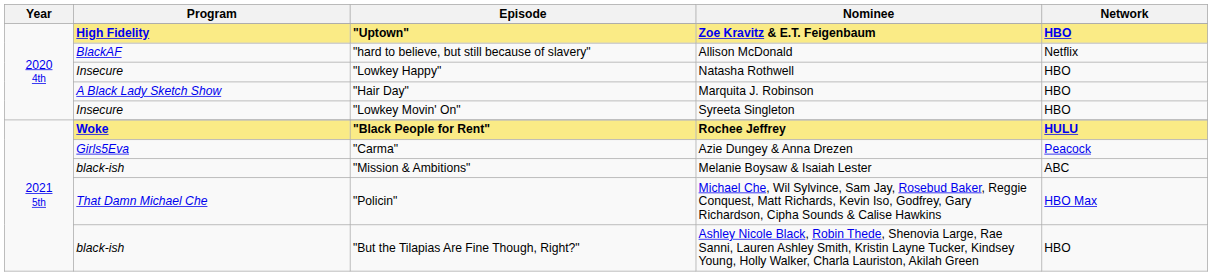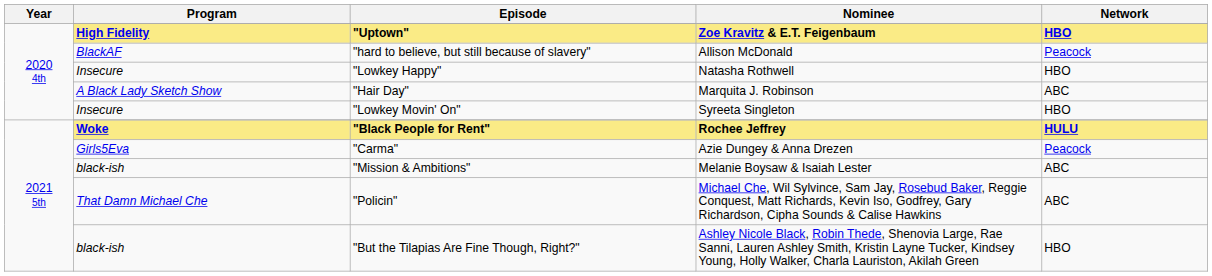(1061, 52) Netflix -> (1068, 52) Peacock
(1057, 91) HBO -> (1057, 91) ABC
(1071, 201) HBO Max -> (1057, 201) ABC
